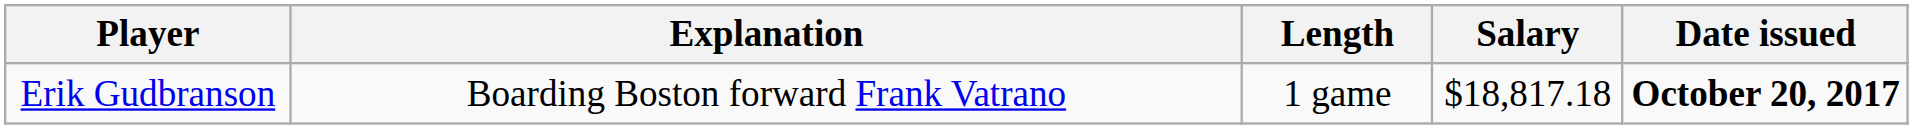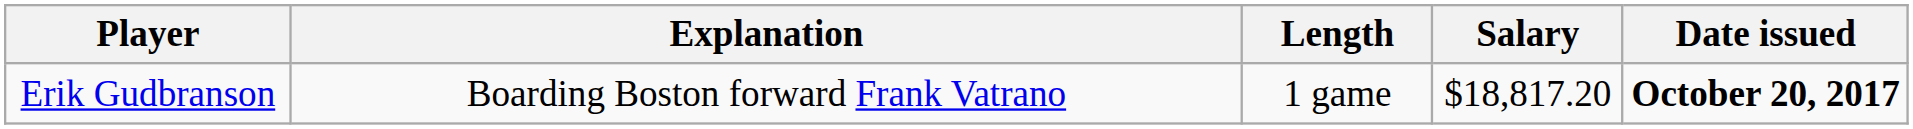(1528, 92) $18,817.18 -> (1528, 92) $18,817.20
